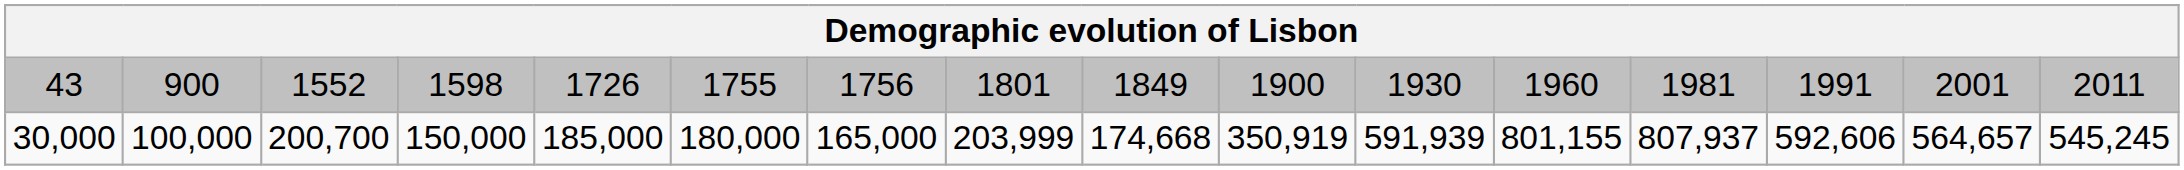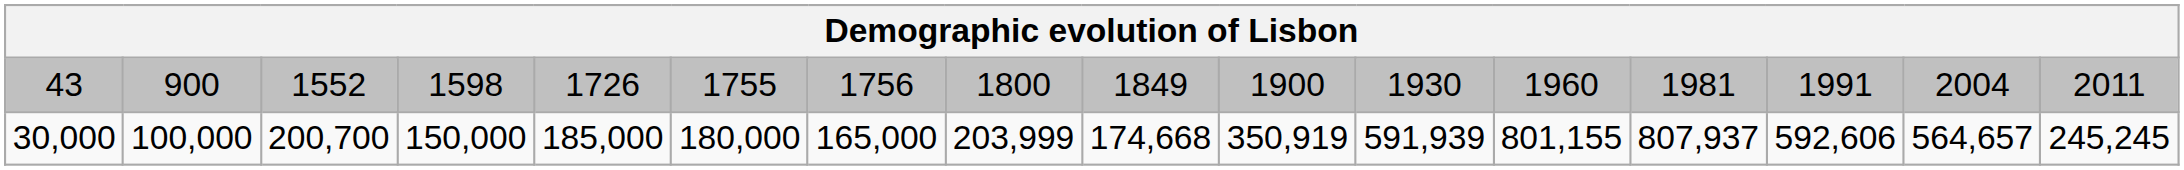(1014, 84) 1801 -> (1014, 84) 1800
(1972, 84) 2001 -> (1972, 84) 2004
(2109, 137) 545,245 -> (2109, 137) 245,245
